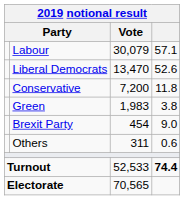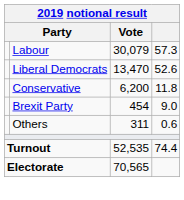(166, 50) 57.1 -> (166, 50) 57.3
(134, 87) 7,200 -> (134, 87) 6,200
- row: (29, 106)
(131, 167) 52,533 -> (131, 148) 52,535
(166, 167) bold -> (166, 148) normal
